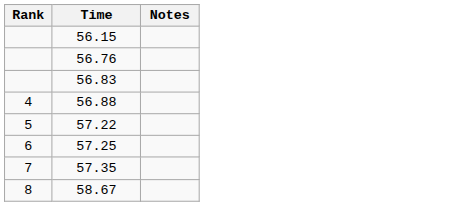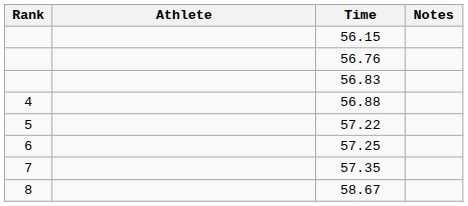+ column: (184, 15)
